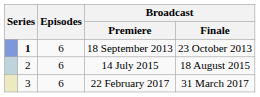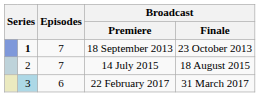(61, 48) 6 -> (61, 48) 7
(61, 65) 6 -> (61, 65) 7
(28, 83) no background -> (28, 83) lightblue background
